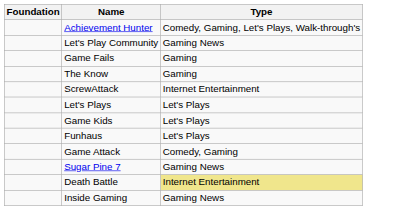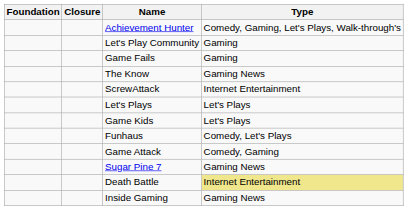+ column: (82, 12)
(193, 43) Gaming News -> (221, 43) Gaming
(180, 74) Gaming -> (234, 74) Gaming News
(186, 136) Let's Plays -> (248, 136) Comedy, Let's Plays
